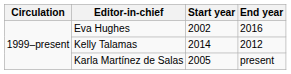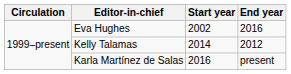(199, 61) 2005 -> (199, 61) 2016
